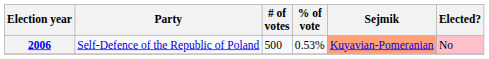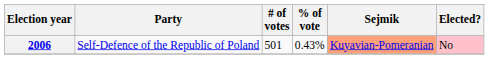(273, 44) 500 -> (273, 44) 501
(310, 44) 0.53% -> (310, 44) 0.43%
